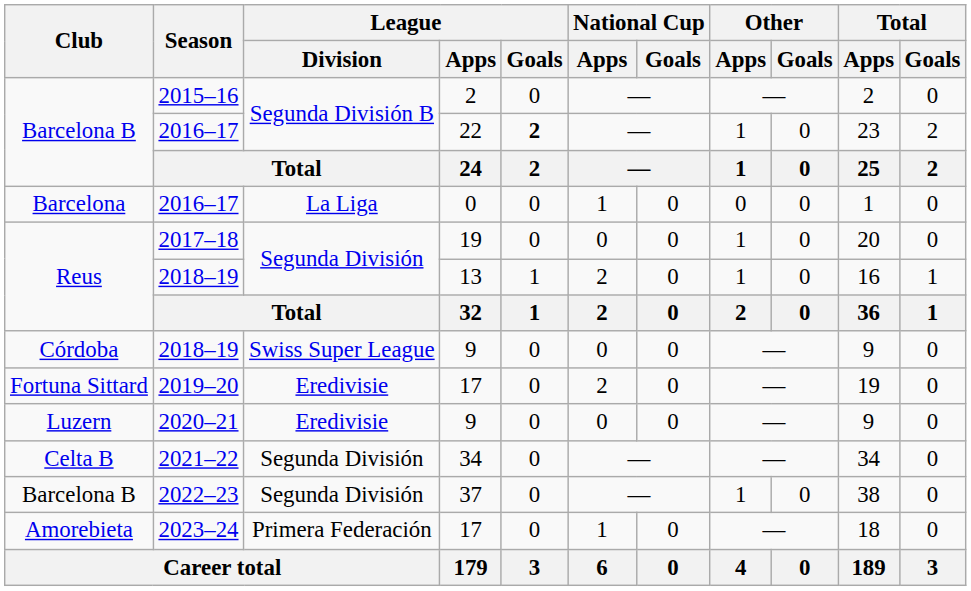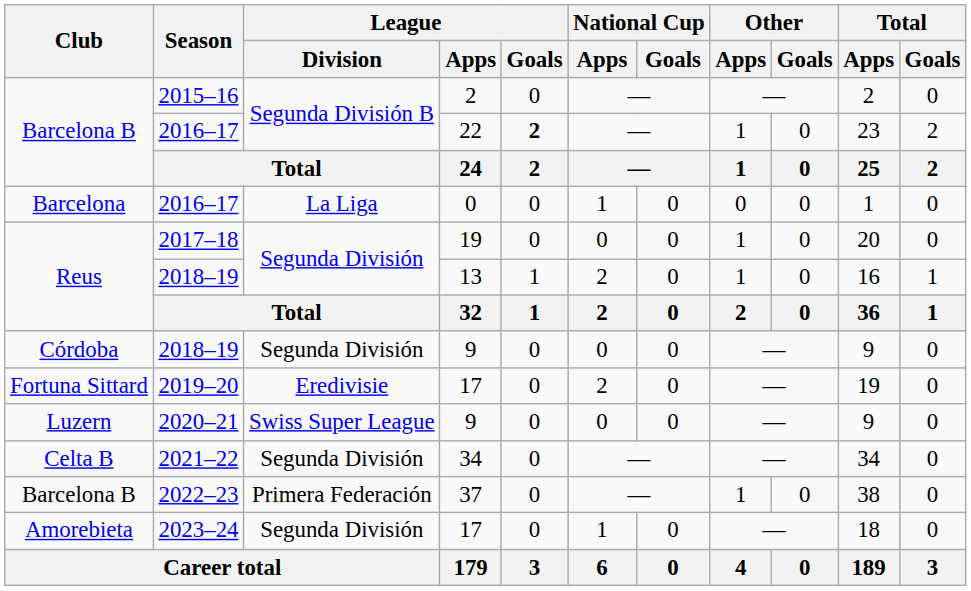(342, 349) Swiss Super League -> (342, 349) Segunda División
(342, 421) Eredivisie -> (342, 421) Swiss Super League
(342, 494) Segunda División -> (342, 494) Primera Federación
(342, 530) Primera Federación -> (342, 530) Segunda División
